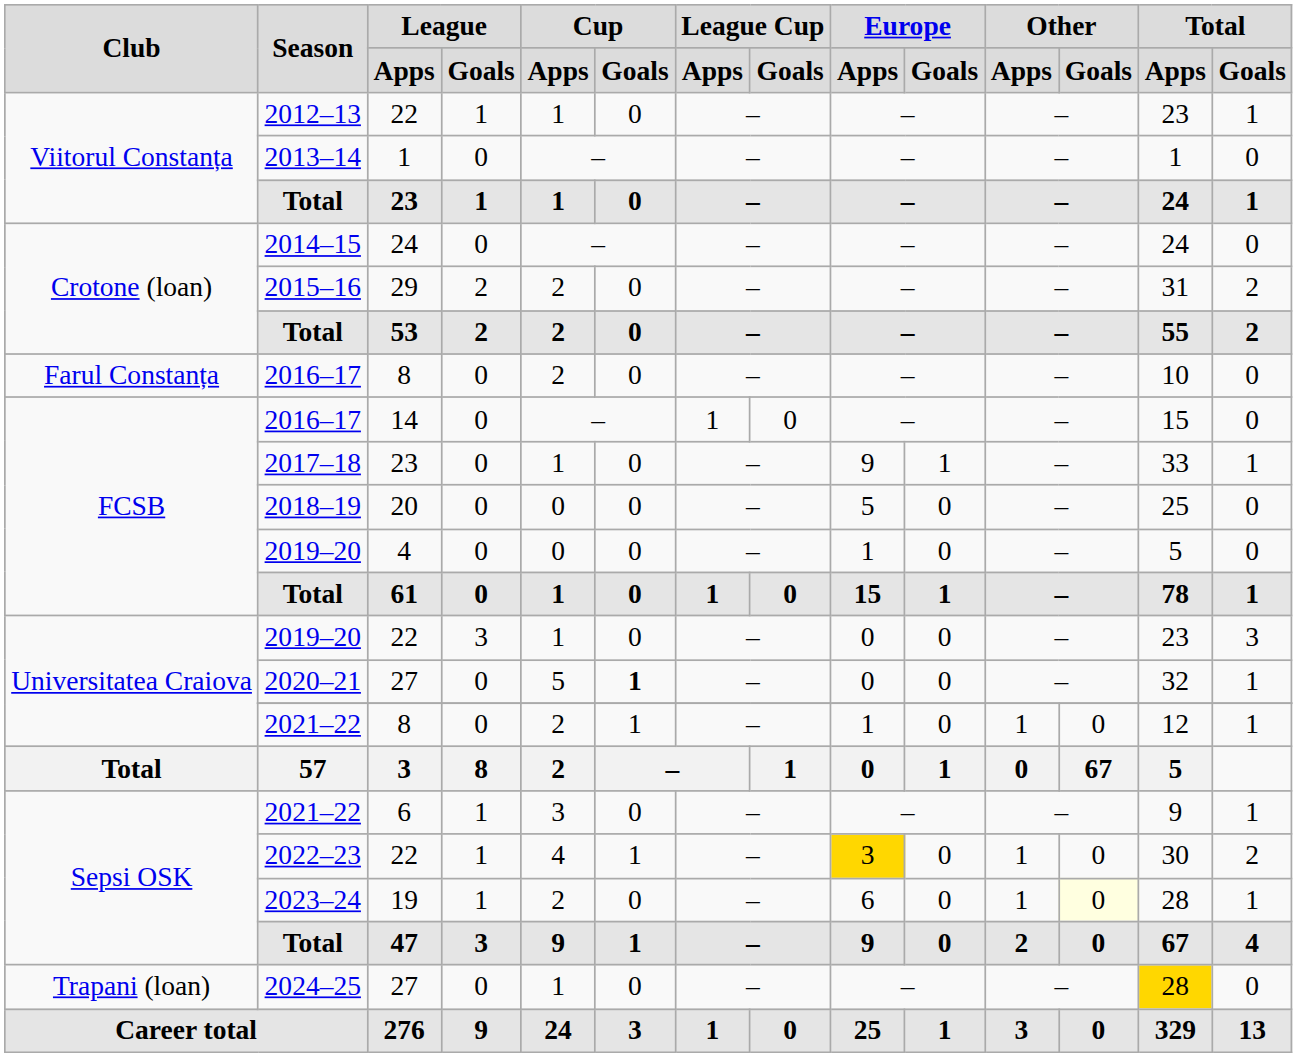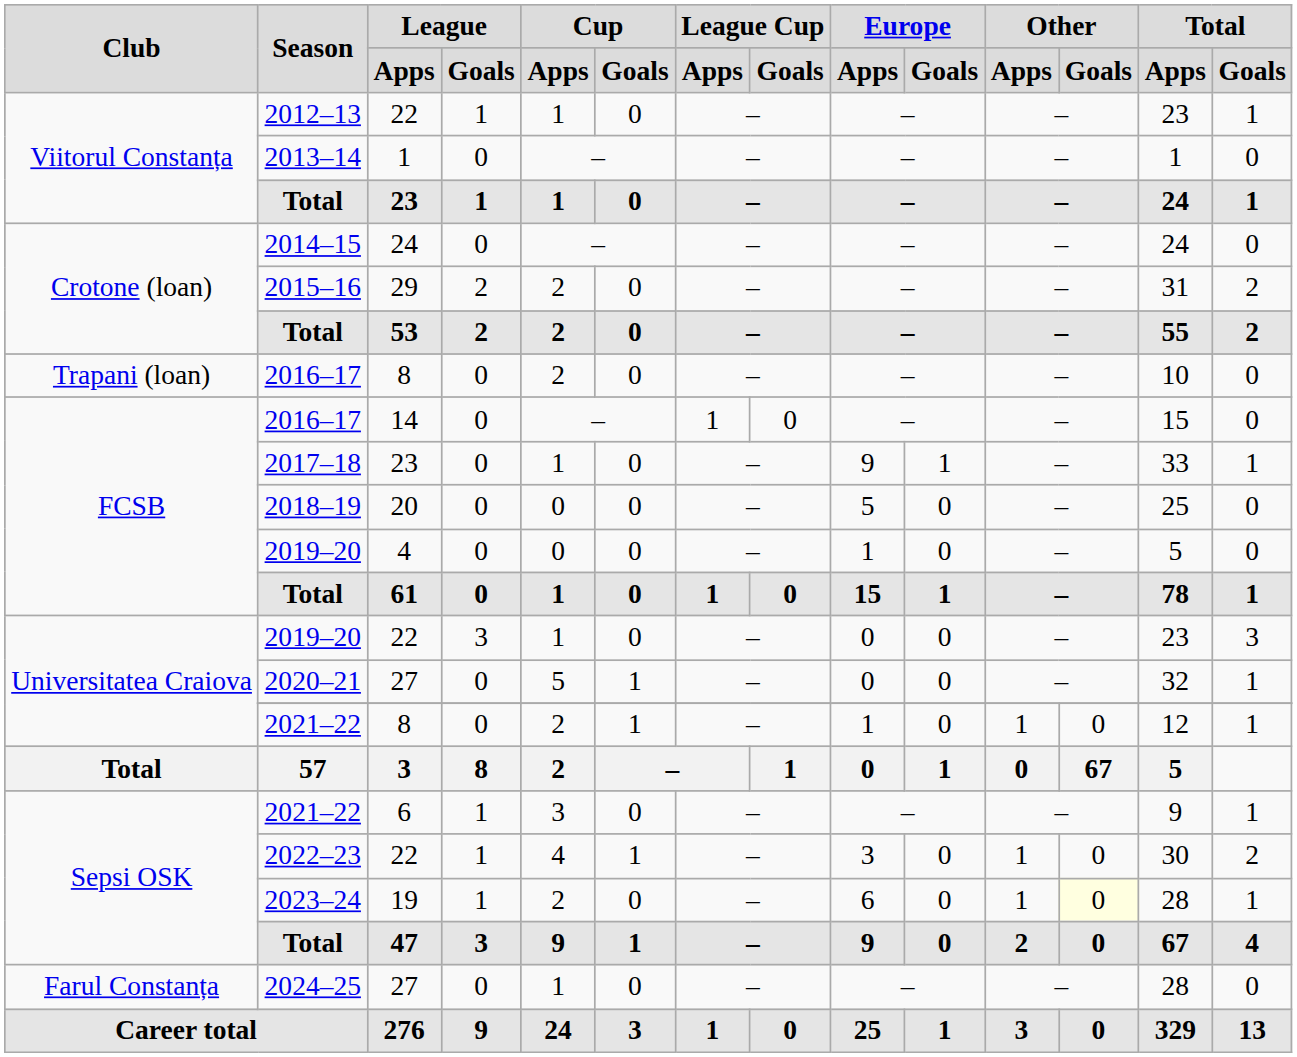(132, 375) Farul Constanța -> (132, 375) Trapani (loan)
(635, 680) bold -> (635, 680) normal
(868, 855) gold background -> (868, 855) no background
(132, 986) Trapani (loan) -> (132, 986) Farul Constanța
(1175, 986) gold background -> (1175, 986) no background
